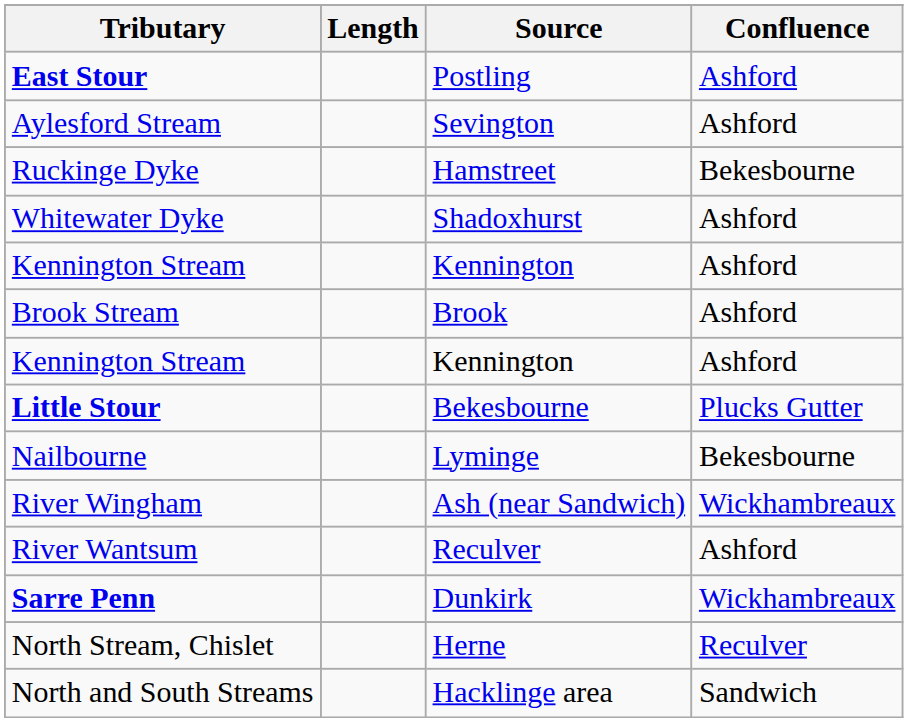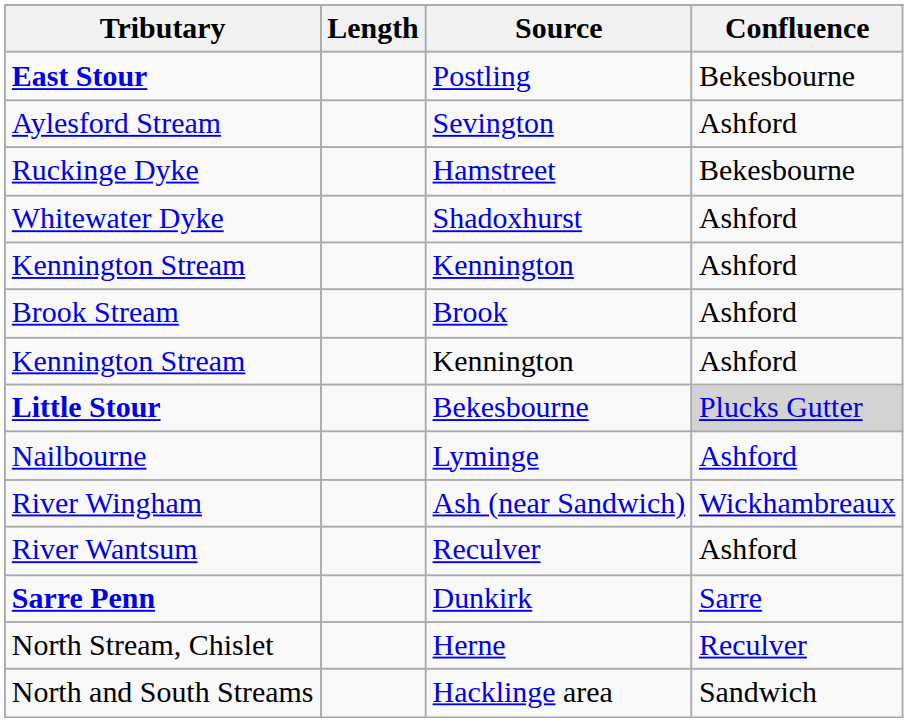(748, 75) Ashford -> (777, 75) Bekesbourne
(781, 407) no background -> (781, 407) lightgrey background
(777, 455) Bekesbourne -> (748, 455) Ashford
(797, 597) Wickhambreaux -> (731, 597) Sarre
